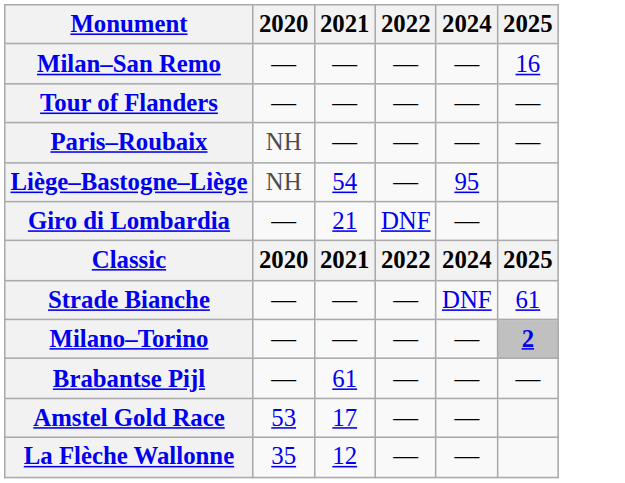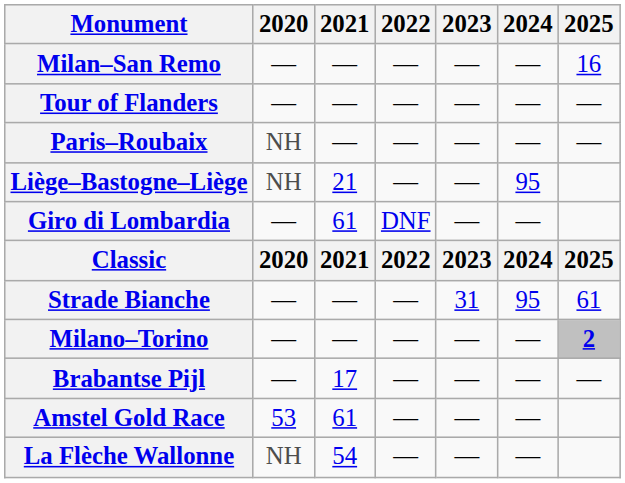+ column: (467, 24)
(345, 181) 54 -> (345, 181) 21
(345, 220) 21 -> (345, 220) 61
(467, 299) DNF -> (528, 299) 95
(345, 378) 61 -> (345, 378) 17
(345, 417) 17 -> (345, 417) 61
(284, 456) 35 -> (284, 456) NH
(345, 456) 12 -> (345, 456) 54
